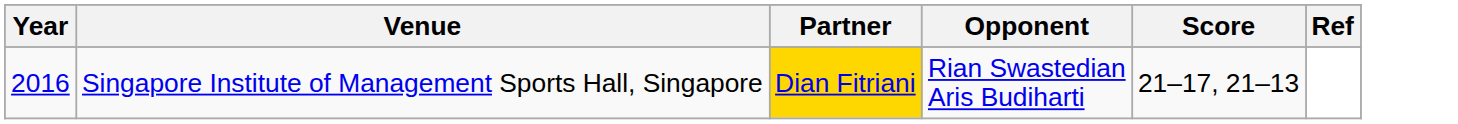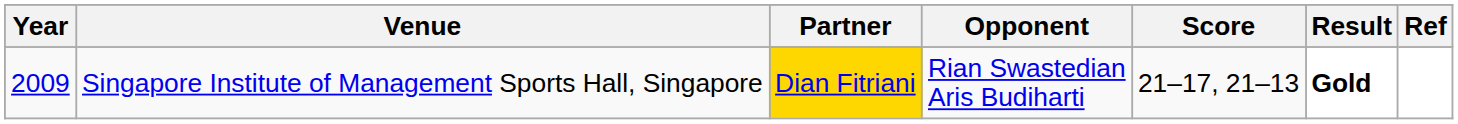+ column: (1352, 26)
(40, 82) 2016 -> (40, 82) 2009
